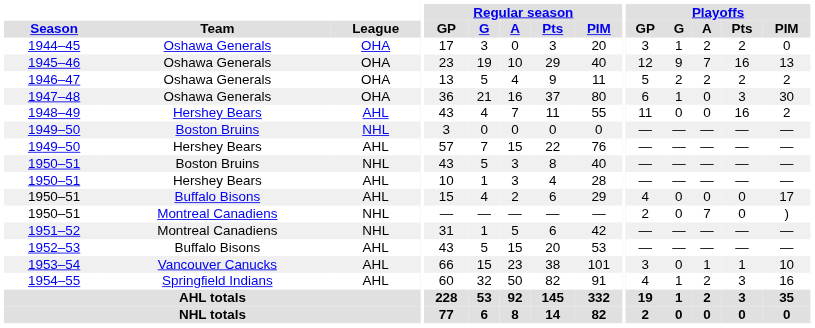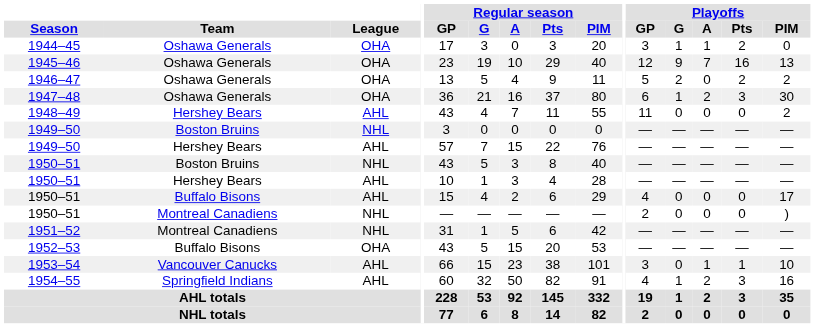(707, 46) 2 -> (707, 46) 1
(707, 79) 2 -> (707, 79) 0
(707, 96) 0 -> (707, 96) 2
(742, 113) 16 -> (742, 113) 0
(707, 214) 7 -> (707, 214) 0
(376, 247) AHL -> (376, 247) OHA
